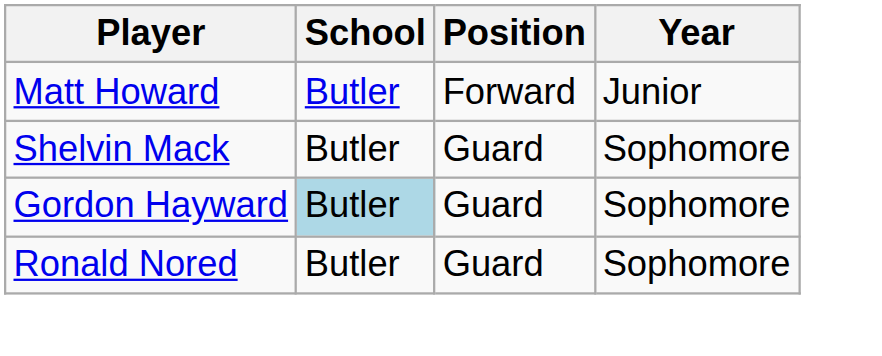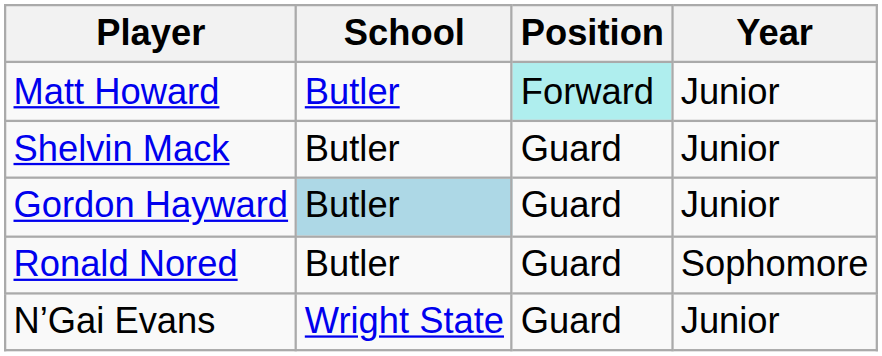(509, 90) no background -> (587, 90) paleturquoise background
(697, 148) Sophomore -> (730, 148) Junior
(697, 206) Sophomore -> (730, 206) Junior
+ row: (114, 321)
